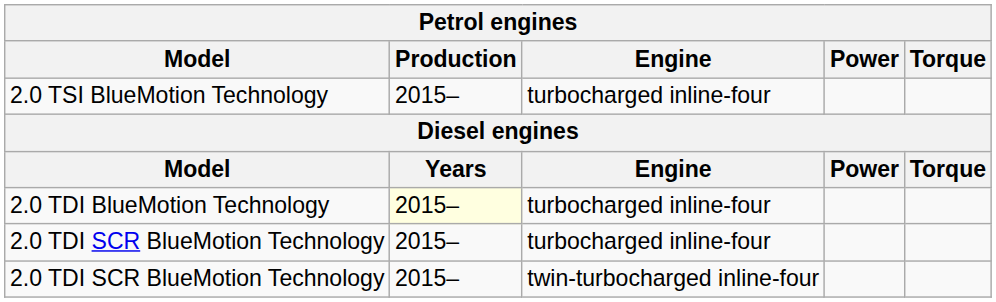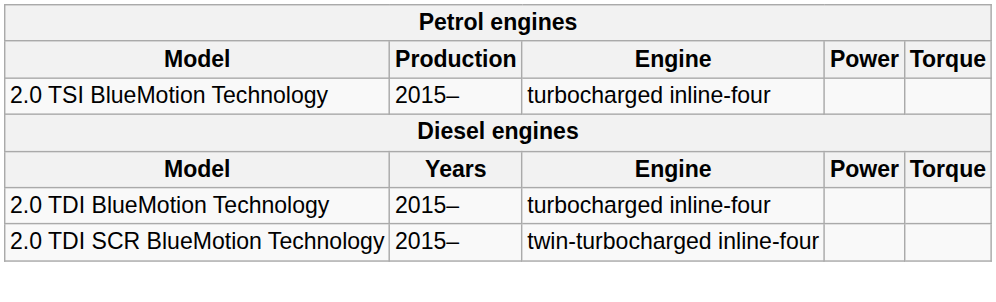(427, 205) lightyellow background -> (427, 205) no background
- row: (197, 242)
